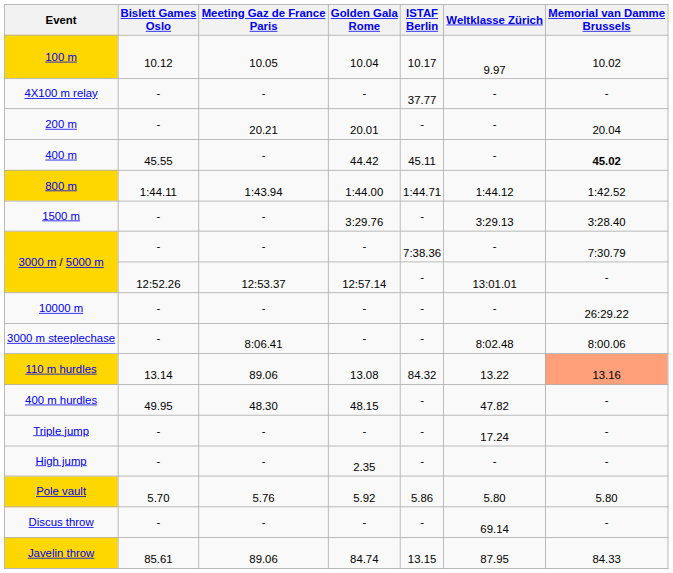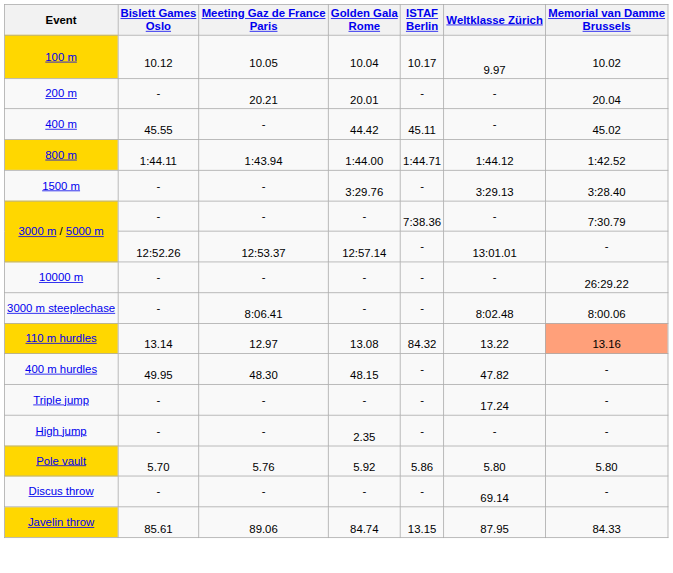- row: (61, 94)
(607, 162) bold -> (607, 131) normal
(264, 376) 89.06 -> (264, 345) 12.97
